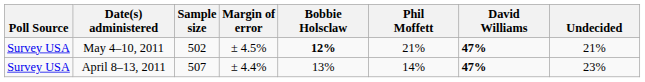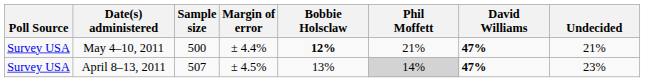(197, 47) 502 -> (197, 47) 500
(249, 47) ± 4.5% -> (249, 47) ± 4.4%
(249, 67) ± 4.4% -> (249, 67) ± 4.5%
(414, 67) no background -> (414, 67) lightgrey background
